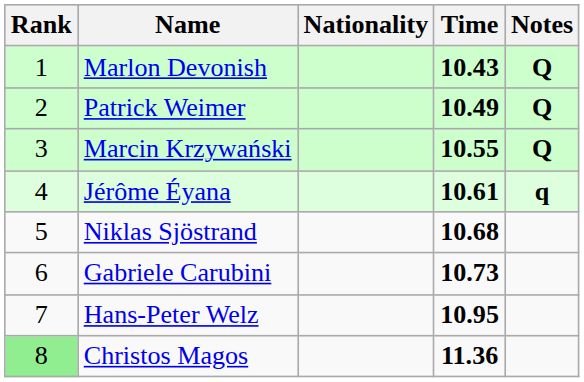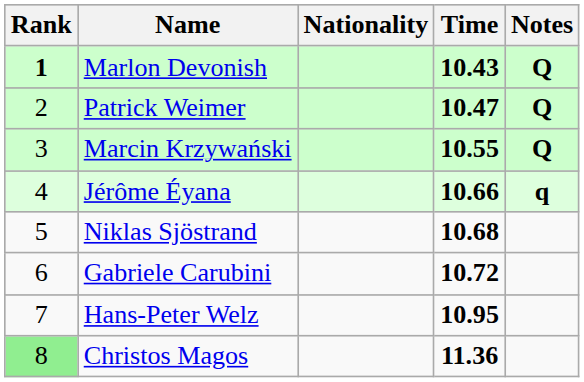(41, 66) normal -> (41, 66) bold
(470, 107) 10.49 -> (470, 107) 10.47
(470, 190) 10.61 -> (470, 190) 10.66
(470, 273) 10.73 -> (470, 273) 10.72
